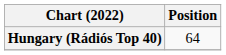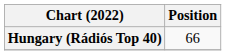(193, 38) 64 -> (193, 38) 66
